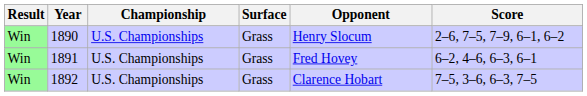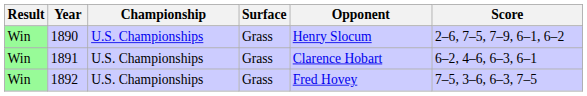(325, 58) Fred Hovey -> (337, 58) Clarence Hobart
(337, 79) Clarence Hobart -> (325, 79) Fred Hovey
